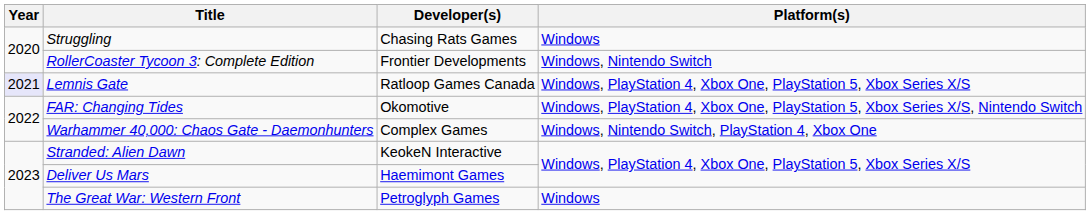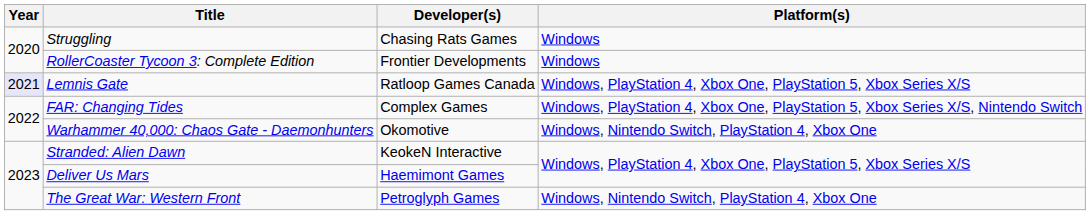(627, 61) Windows, Nintendo Switch -> (571, 61) Windows
(415, 107) Okomotive -> (434, 107) Complex Games
(434, 130) Complex Games -> (415, 130) Okomotive
(571, 198) Windows -> (709, 198) Windows, Nintendo Switch, PlayStation 4, Xbox One
